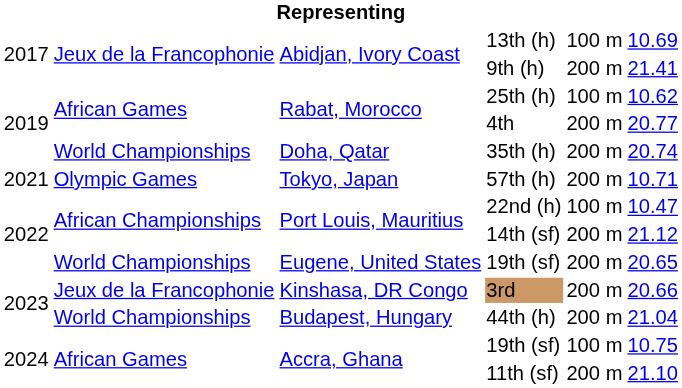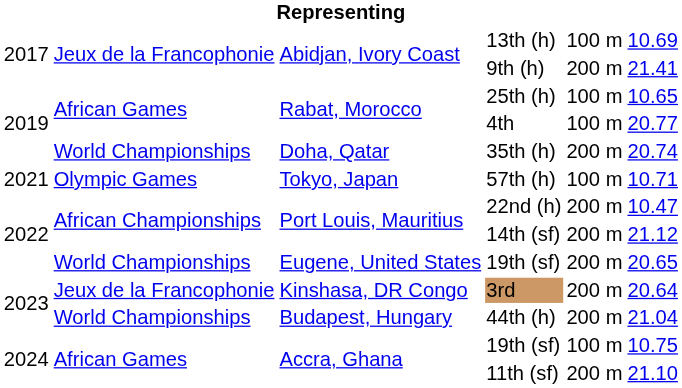(653, 96) 10.62 -> (653, 96) 10.65
(594, 123) 200 m -> (594, 123) 100 m
(594, 179) 200 m -> (594, 179) 100 m
(594, 207) 100 m -> (594, 207) 200 m
(653, 290) 20.66 -> (653, 290) 20.64
